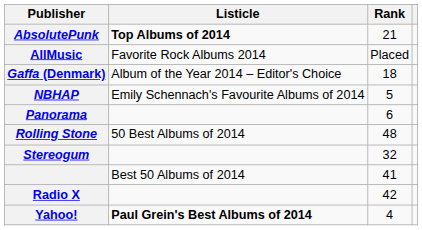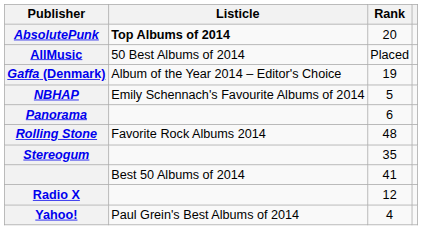(390, 34) 21 -> (390, 34) 20
(189, 54) Favorite Rock Albums 2014 -> (178, 54) 50 Best Albums of 2014
(390, 74) 18 -> (390, 74) 19
(178, 134) 50 Best Albums of 2014 -> (189, 134) Favorite Rock Albums 2014
(390, 154) 32 -> (390, 154) 35
(390, 194) 42 -> (390, 194) 12
(212, 214) bold -> (205, 214) normal
